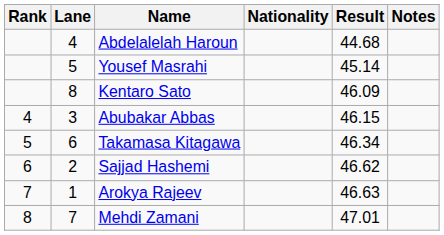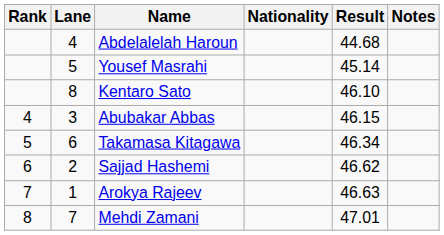(360, 92) 46.09 -> (360, 92) 46.10
